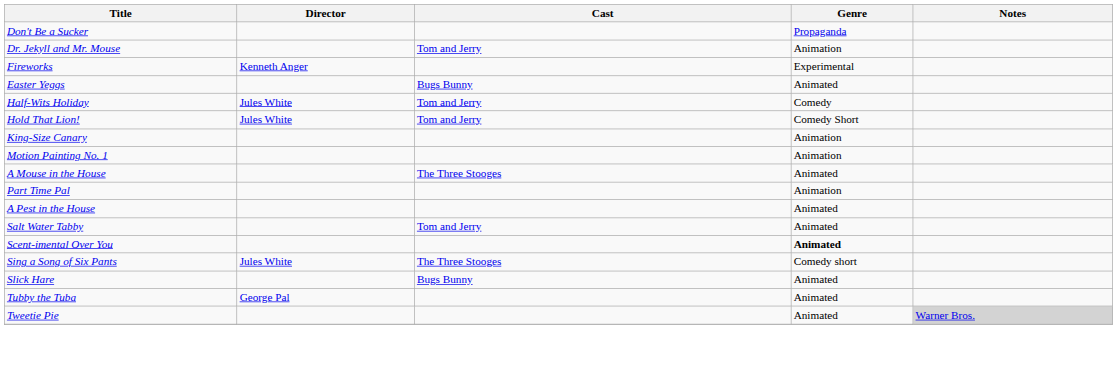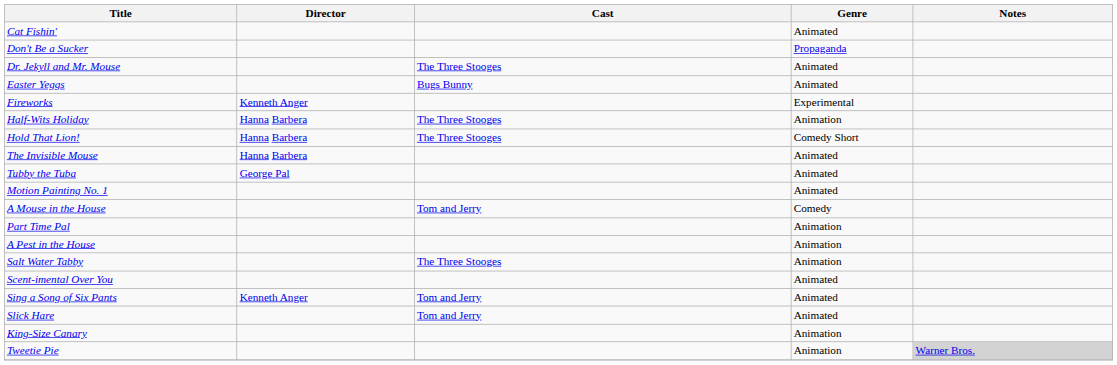+ row: (32, 31)
(449, 48) Tom and Jerry -> (459, 66) The Three Stooges
(818, 48) Animation -> (816, 66) Animated
rows swapped: (36, 84) <-> (30, 66)
(266, 102) Jules White -> (273, 119) Hanna Barbera
(449, 102) Tom and Jerry -> (459, 119) The Three Stooges
(813, 102) Comedy -> (818, 119) Animation
(266, 119) Jules White -> (273, 137) Hanna Barbera
(449, 119) Tom and Jerry -> (459, 137) The Three Stooges
+ row: (52, 155)
rows swapped: (47, 137) <-> (41, 297)
(818, 155) Animation -> (816, 191) Animated
(459, 173) The Three Stooges -> (449, 208) Tom and Jerry
(816, 173) Animated -> (813, 208) Comedy
(816, 208) Animated -> (818, 244) Animation
(449, 226) Tom and Jerry -> (459, 262) The Three Stooges
(816, 226) Animated -> (818, 262) Animation
(817, 244) bold -> (816, 279) normal
(266, 262) Jules White -> (274, 297) Kenneth Anger
(459, 262) The Three Stooges -> (449, 297) Tom and Jerry
(825, 262) Comedy short -> (816, 297) Animated
(445, 279) Bugs Bunny -> (449, 315) Tom and Jerry
(816, 315) Animated -> (818, 350) Animation
